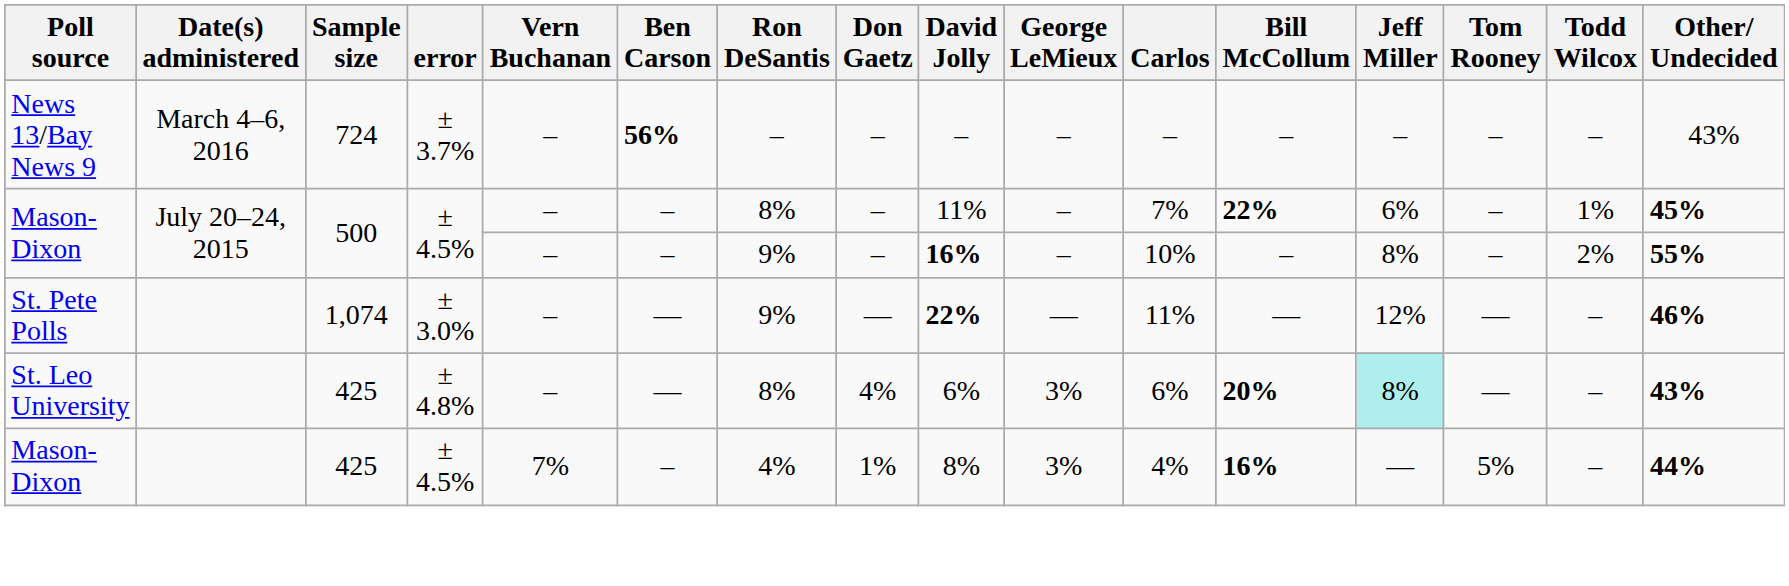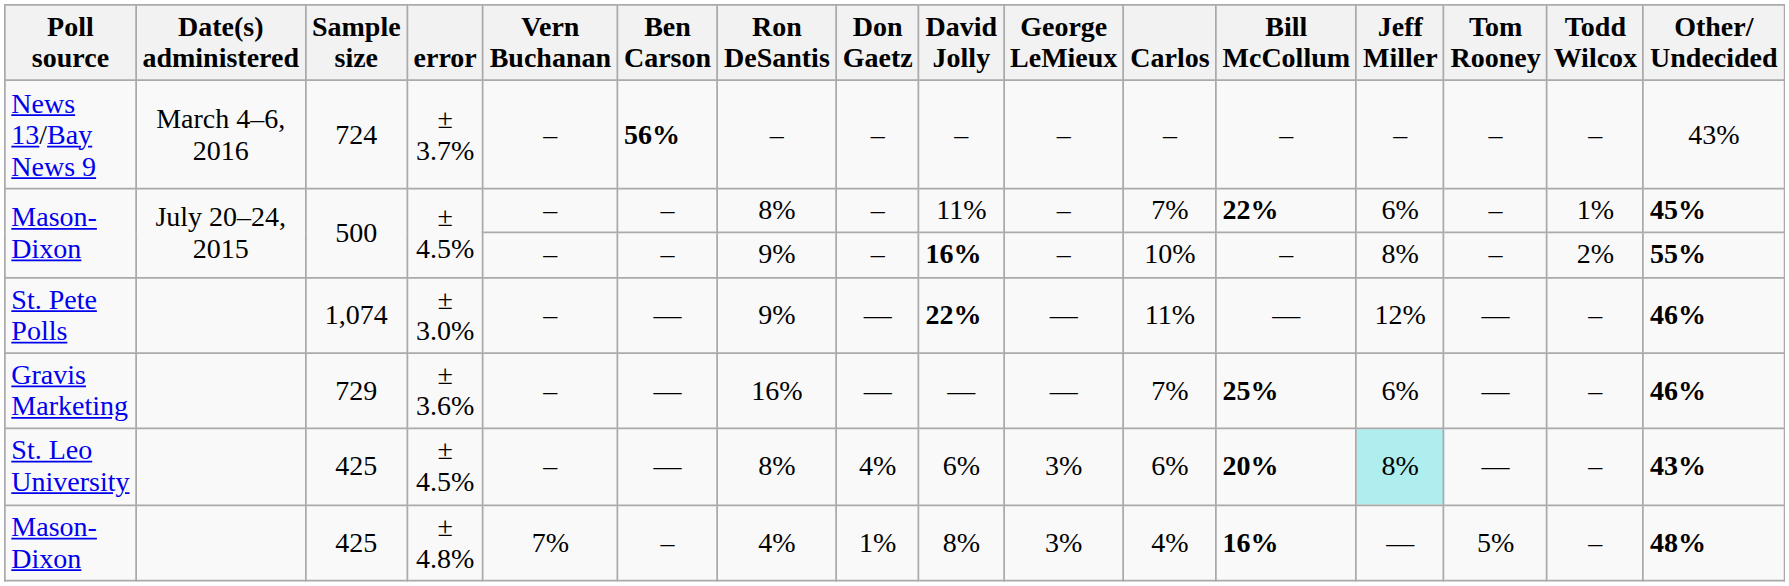+ row: (70, 390)
(445, 390) ± 4.8% -> (445, 466) ± 4.5%
(445, 466) ± 4.5% -> (445, 542) ± 4.8%
(1678, 466) 44% -> (1678, 542) 48%
